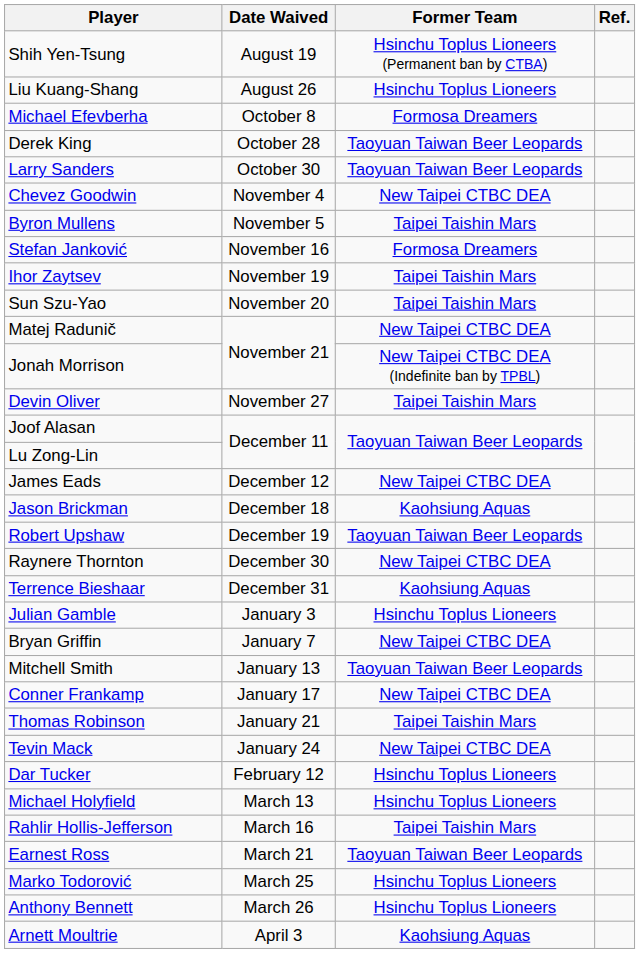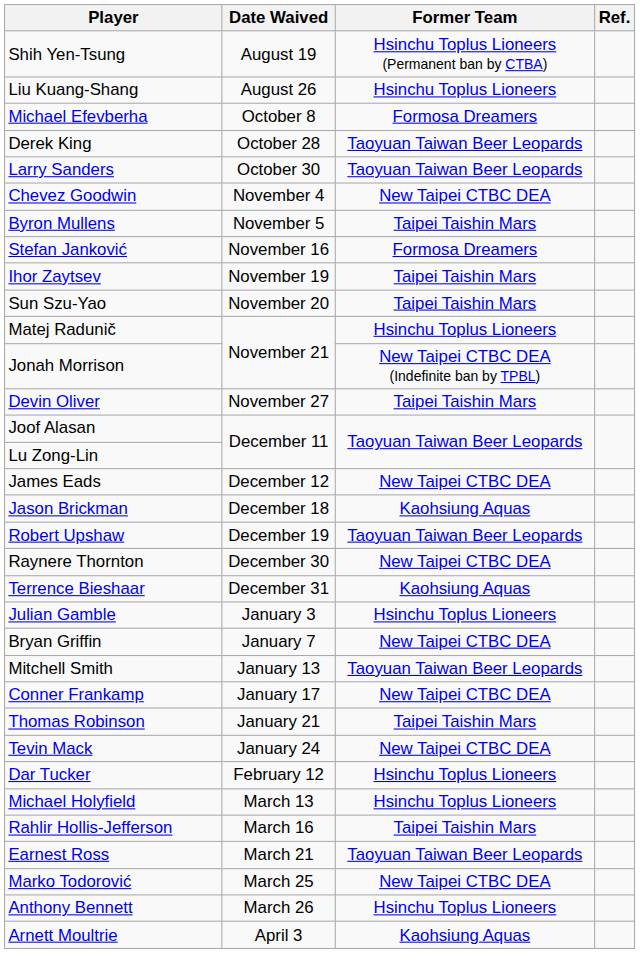(465, 329) New Taipei CTBC DEA -> (465, 329) Hsinchu Toplus Lioneers
(465, 881) Hsinchu Toplus Lioneers -> (465, 881) New Taipei CTBC DEA
